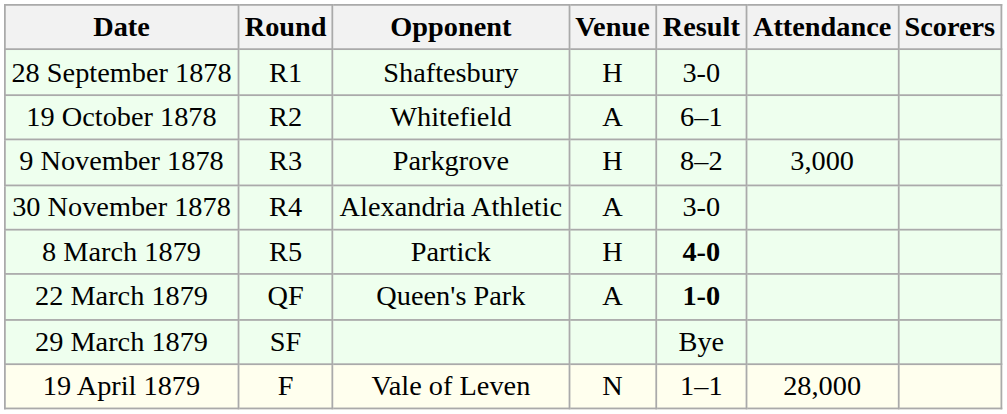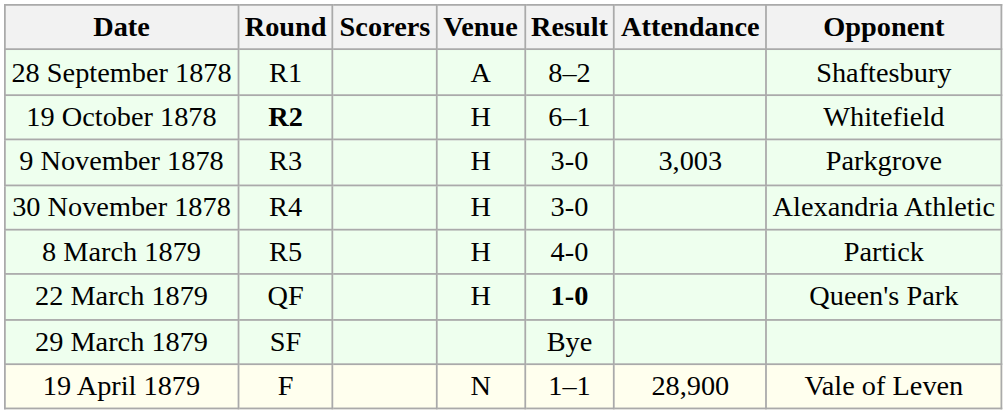columns swapped: (451, 26) <-> (950, 26)
(612, 71) H -> (481, 71) A
(701, 71) 3-0 -> (569, 71) 8–2
(286, 116) normal -> (286, 116) bold
(612, 116) A -> (481, 116) H
(701, 161) 8–2 -> (569, 161) 3-0
(822, 161) 3,000 -> (690, 161) 3,003
(612, 206) A -> (481, 206) H
(701, 251) bold -> (569, 251) normal
(612, 296) A -> (481, 296) H
(822, 386) 28,000 -> (690, 386) 28,900
